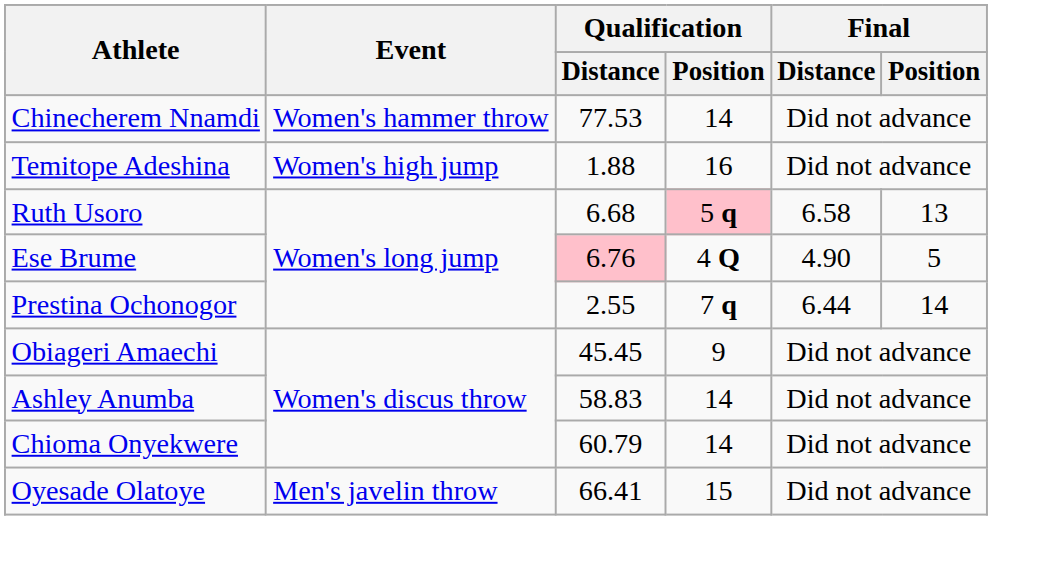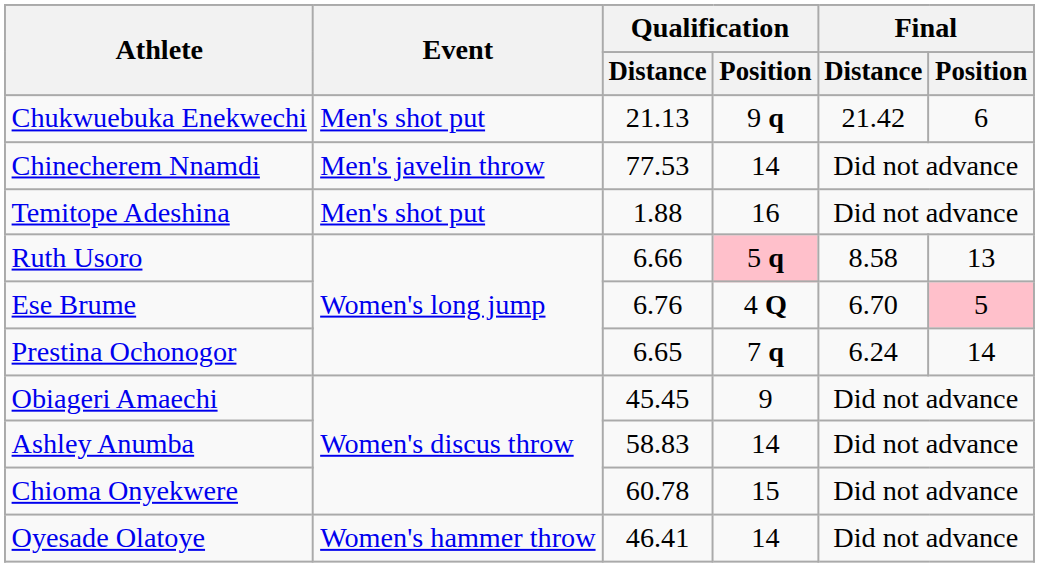+ row: (159, 118)
(411, 118) Women's hammer throw -> (432, 165) Men's javelin throw
(386, 165) Women's high jump -> (403, 211) Men's shot put
(611, 211) 6.68 -> (658, 258) 6.66
(826, 211) 6.58 -> (873, 258) 8.58
(611, 258) pink background -> (658, 304) no background
(826, 258) 4.90 -> (873, 304) 6.70
(934, 258) no background -> (981, 304) pink background
(611, 304) 2.55 -> (658, 351) 6.65
(826, 304) 6.44 -> (873, 351) 6.24
(611, 444) 60.79 -> (658, 491) 60.78
(718, 444) 14 -> (765, 491) 15
(385, 491) Men's javelin throw -> (458, 537) Women's hammer throw
(611, 491) 66.41 -> (658, 537) 46.41
(718, 491) 15 -> (765, 537) 14
